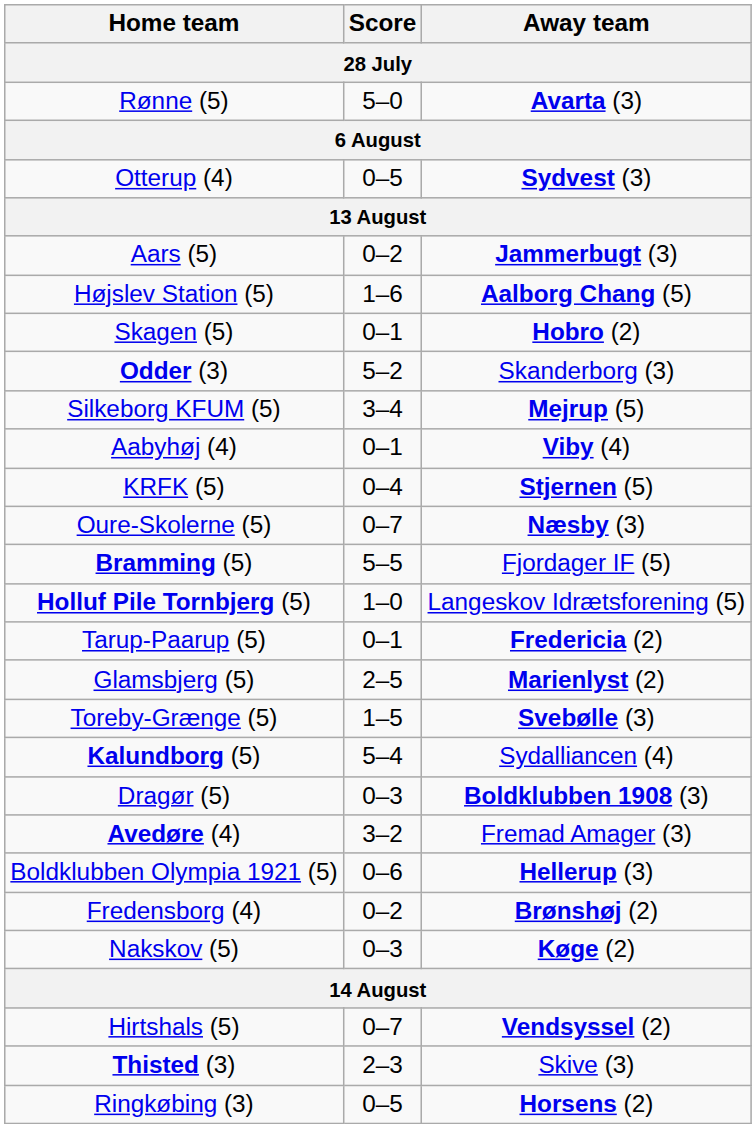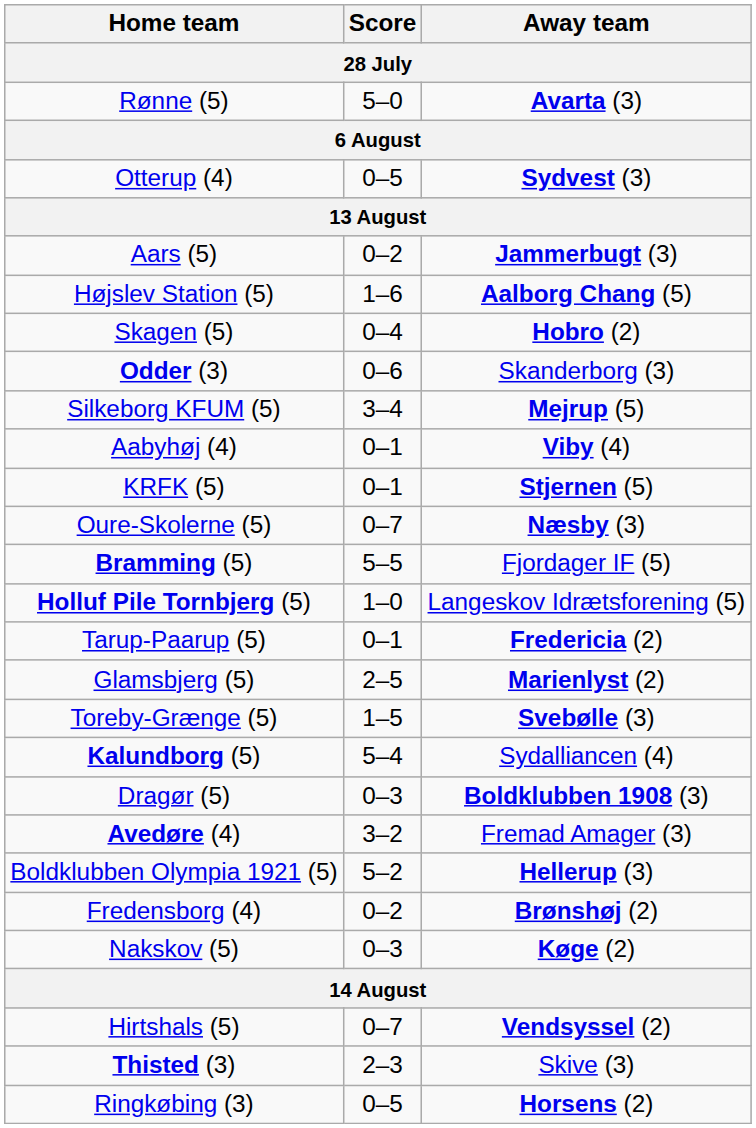(383, 332) 0–1 -> (383, 332) 0–4
(383, 370) 5–2 -> (383, 370) 0–6
(383, 486) 0–4 -> (383, 486) 0–1
(383, 872) 0–6 -> (383, 872) 5–2
